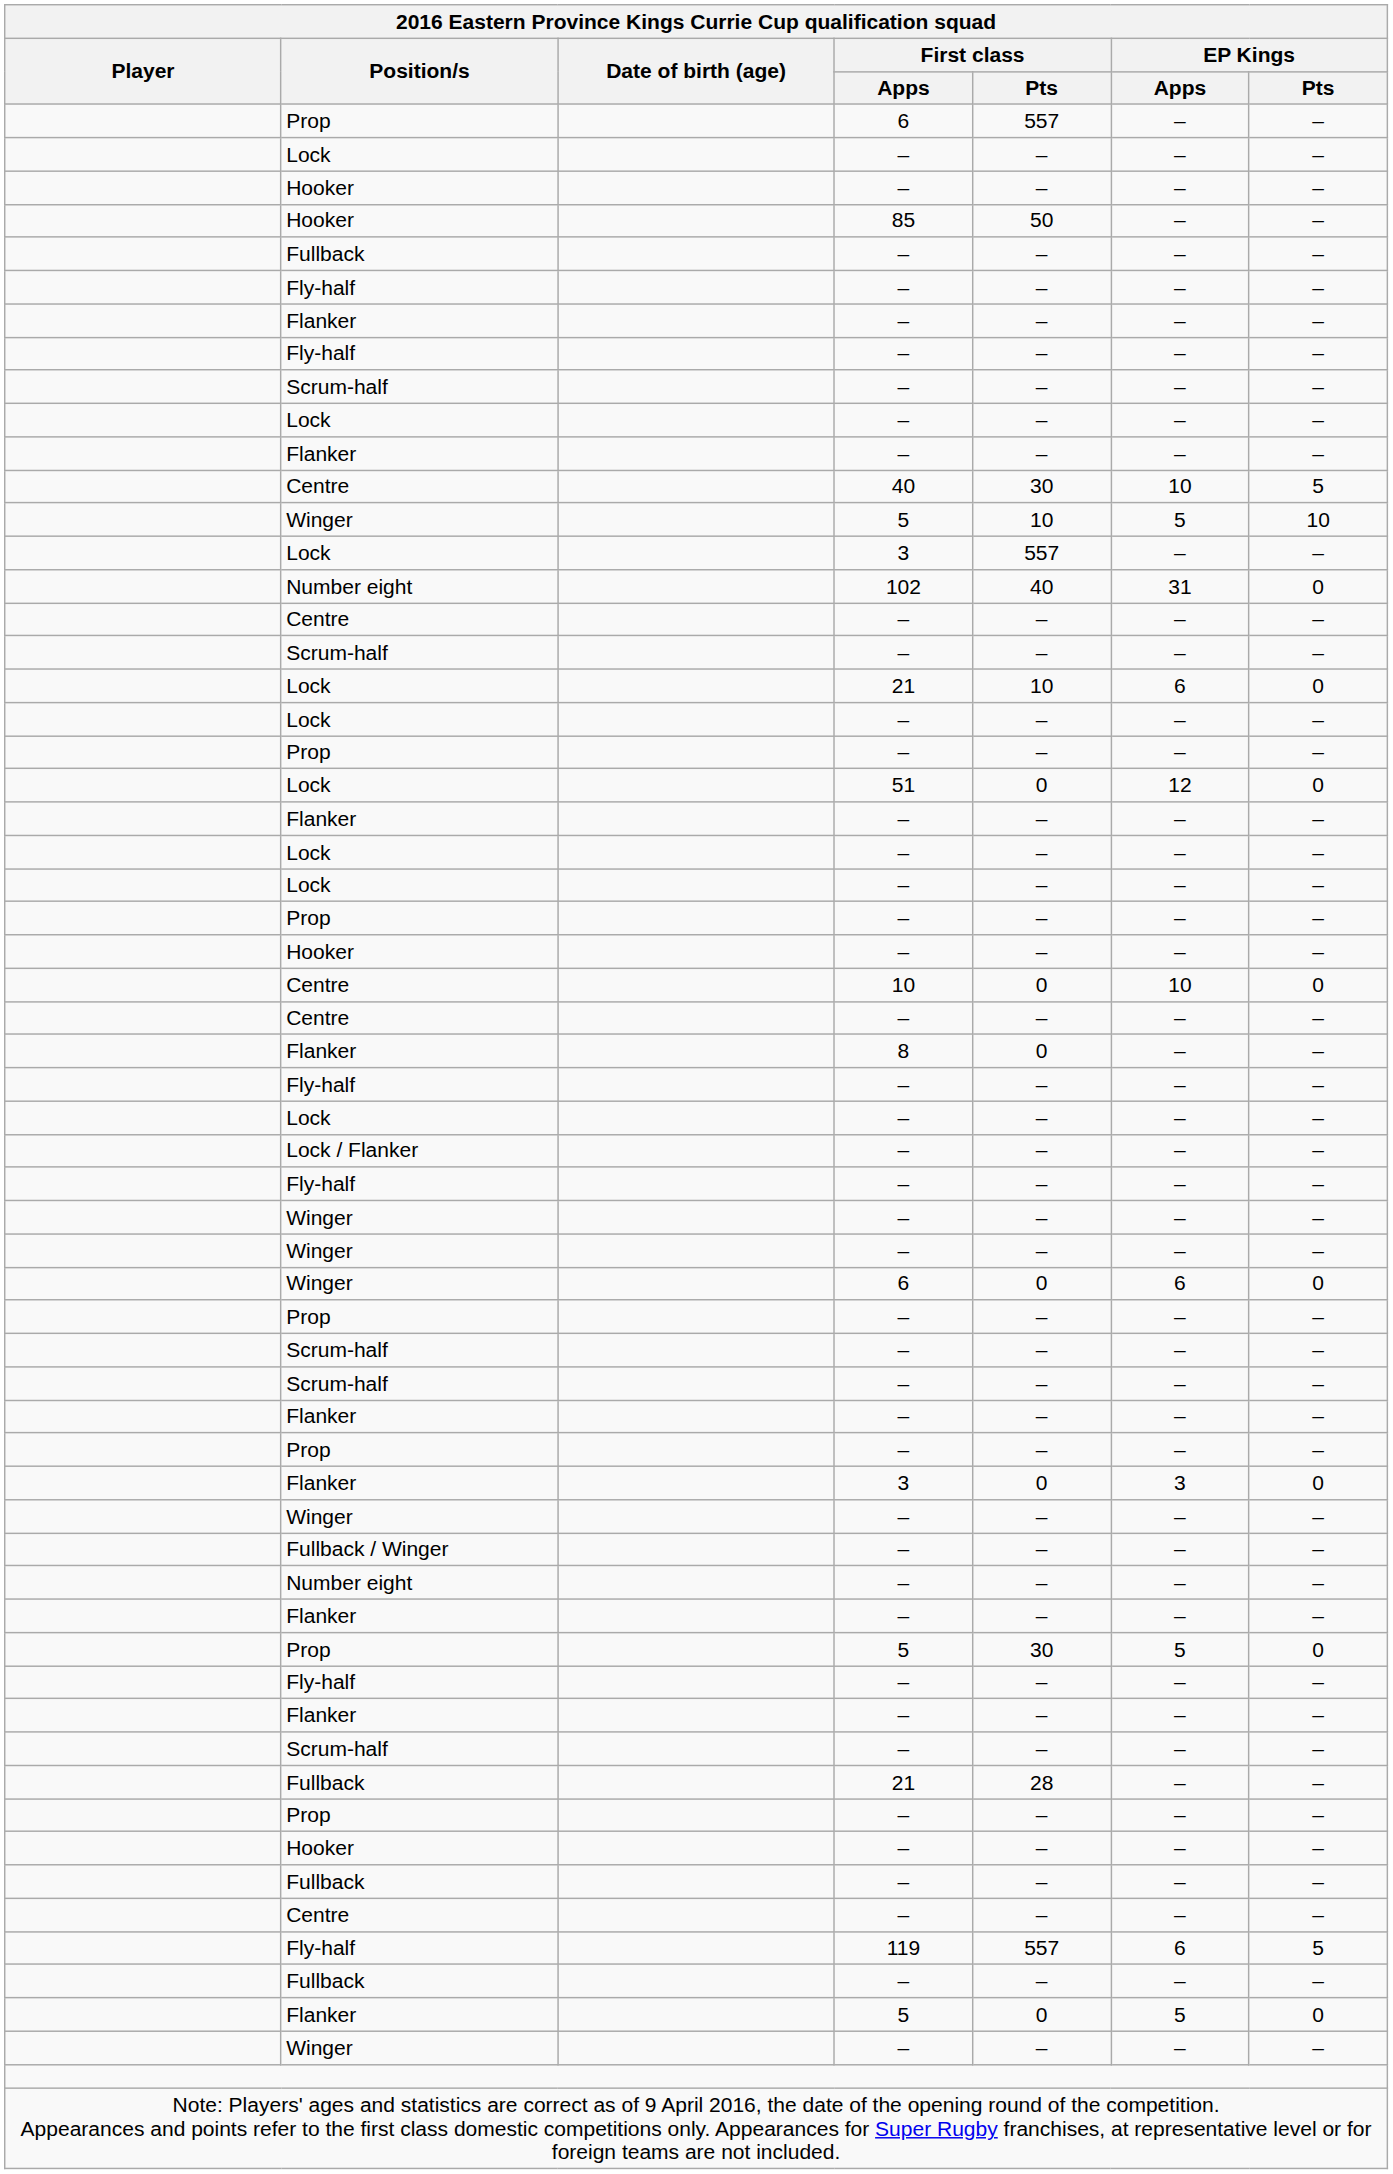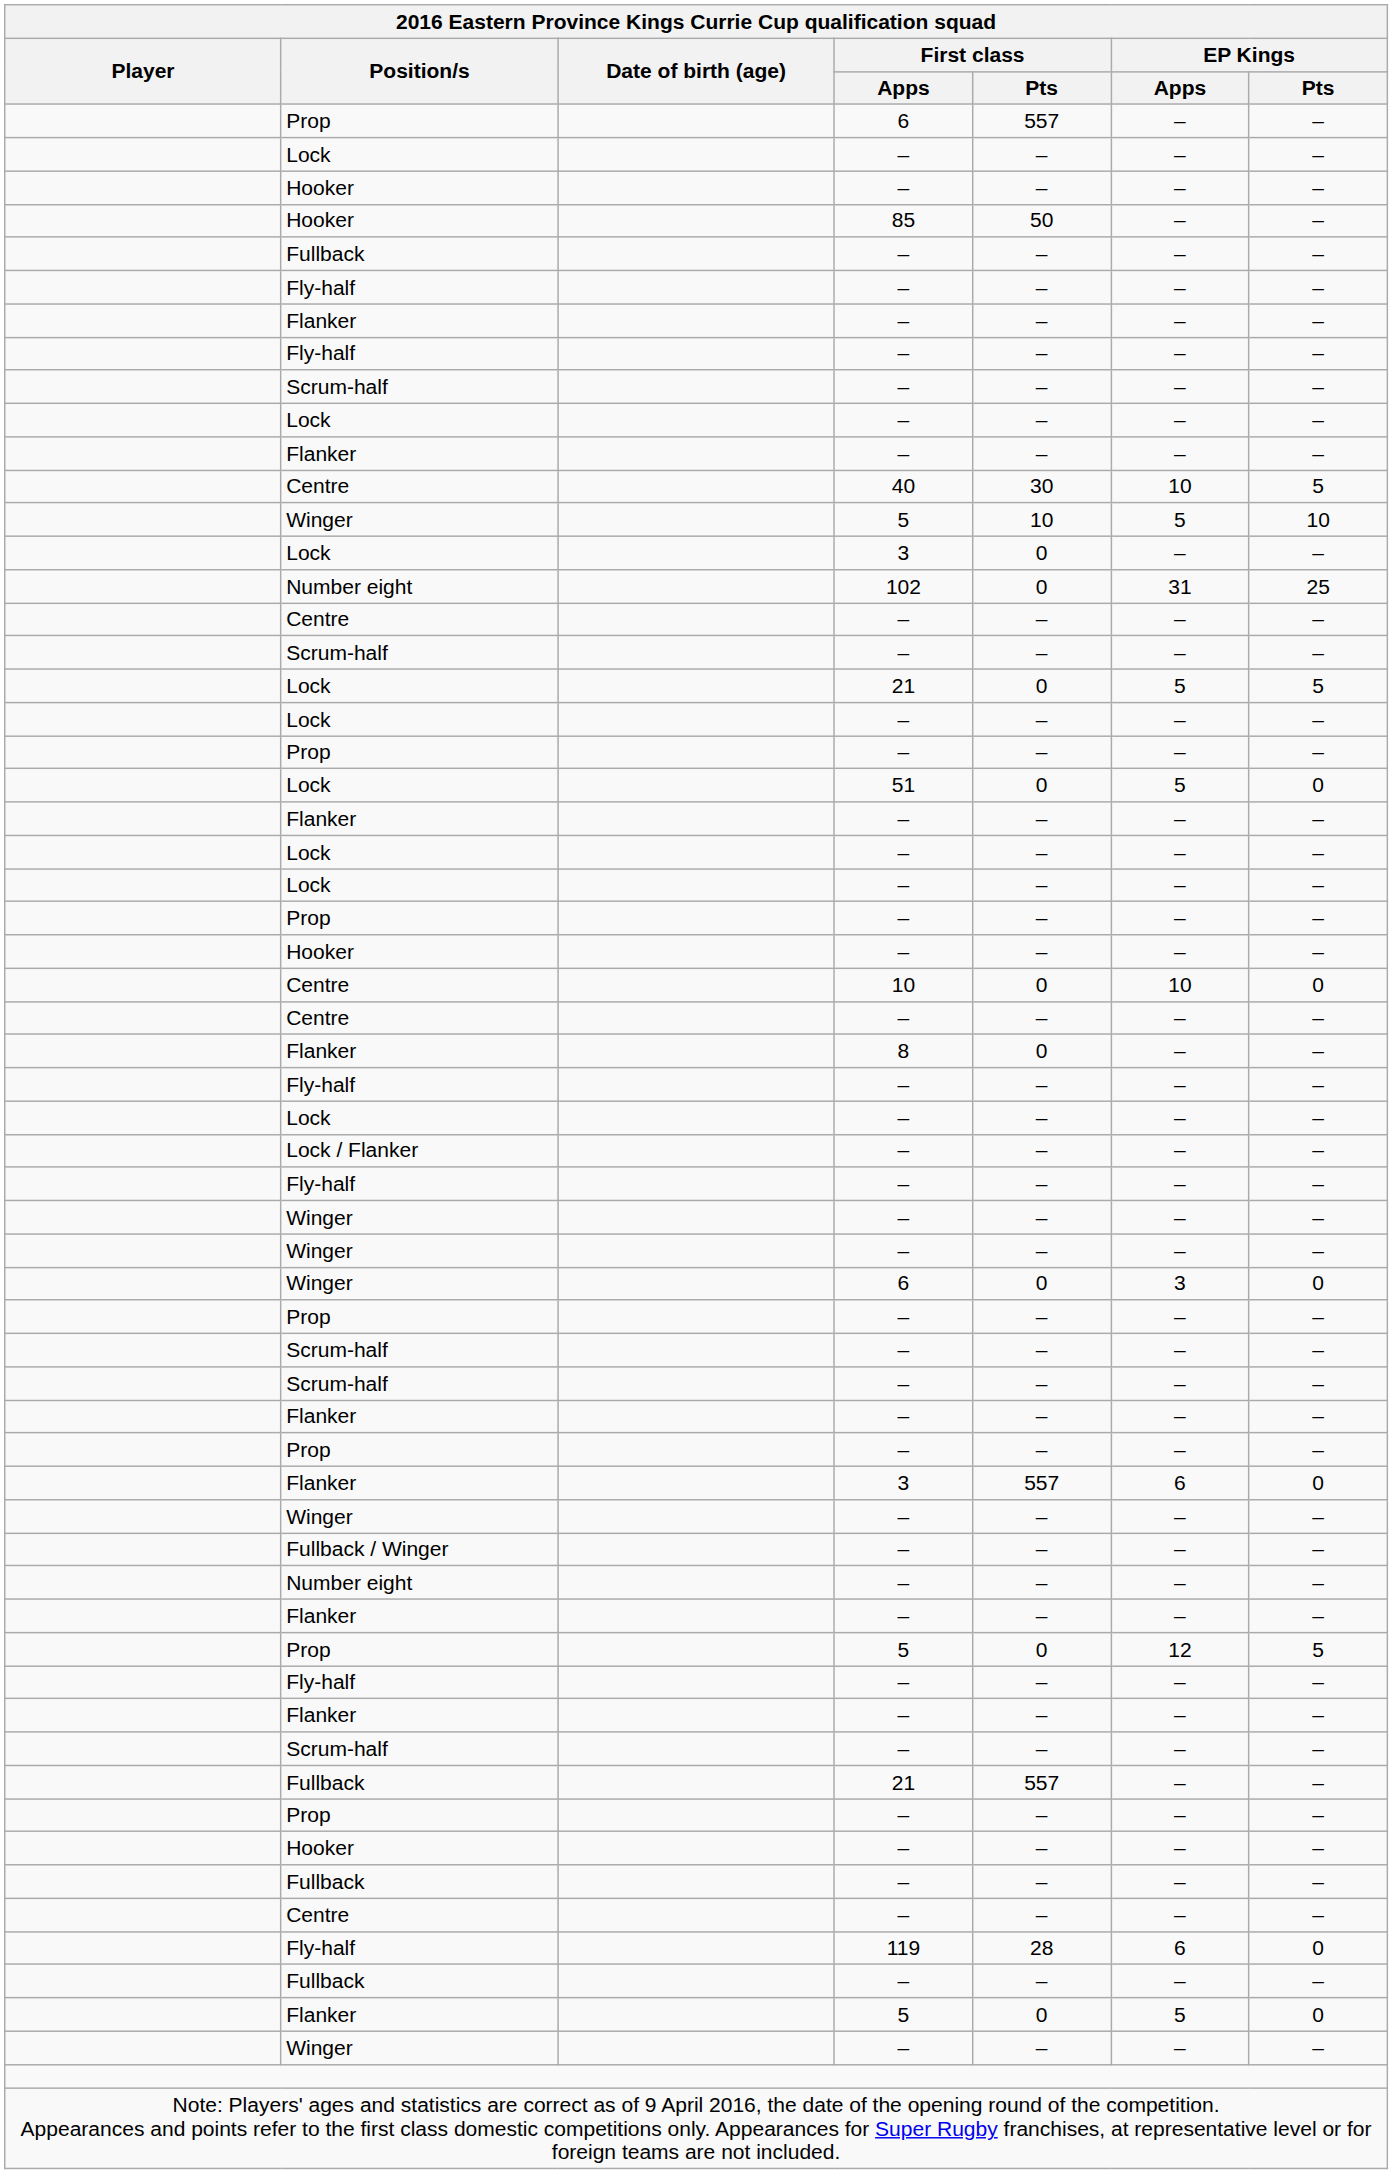(1042, 553) 557 -> (1042, 553) 0
(1042, 586) 40 -> (1042, 586) 0
(1318, 586) 0 -> (1318, 586) 25
(1042, 686) 10 -> (1042, 686) 0
(1180, 686) 6 -> (1180, 686) 5
(1318, 686) 0 -> (1318, 686) 5
(1180, 786) 12 -> (1180, 786) 5
(1180, 1284) 6 -> (1180, 1284) 3
(1042, 1483) 0 -> (1042, 1483) 557
(1180, 1483) 3 -> (1180, 1483) 6
(1042, 1649) 30 -> (1042, 1649) 0
(1180, 1649) 5 -> (1180, 1649) 12
(1318, 1649) 0 -> (1318, 1649) 5
(1042, 1782) 28 -> (1042, 1782) 557
(1042, 1948) 557 -> (1042, 1948) 28
(1318, 1948) 5 -> (1318, 1948) 0
